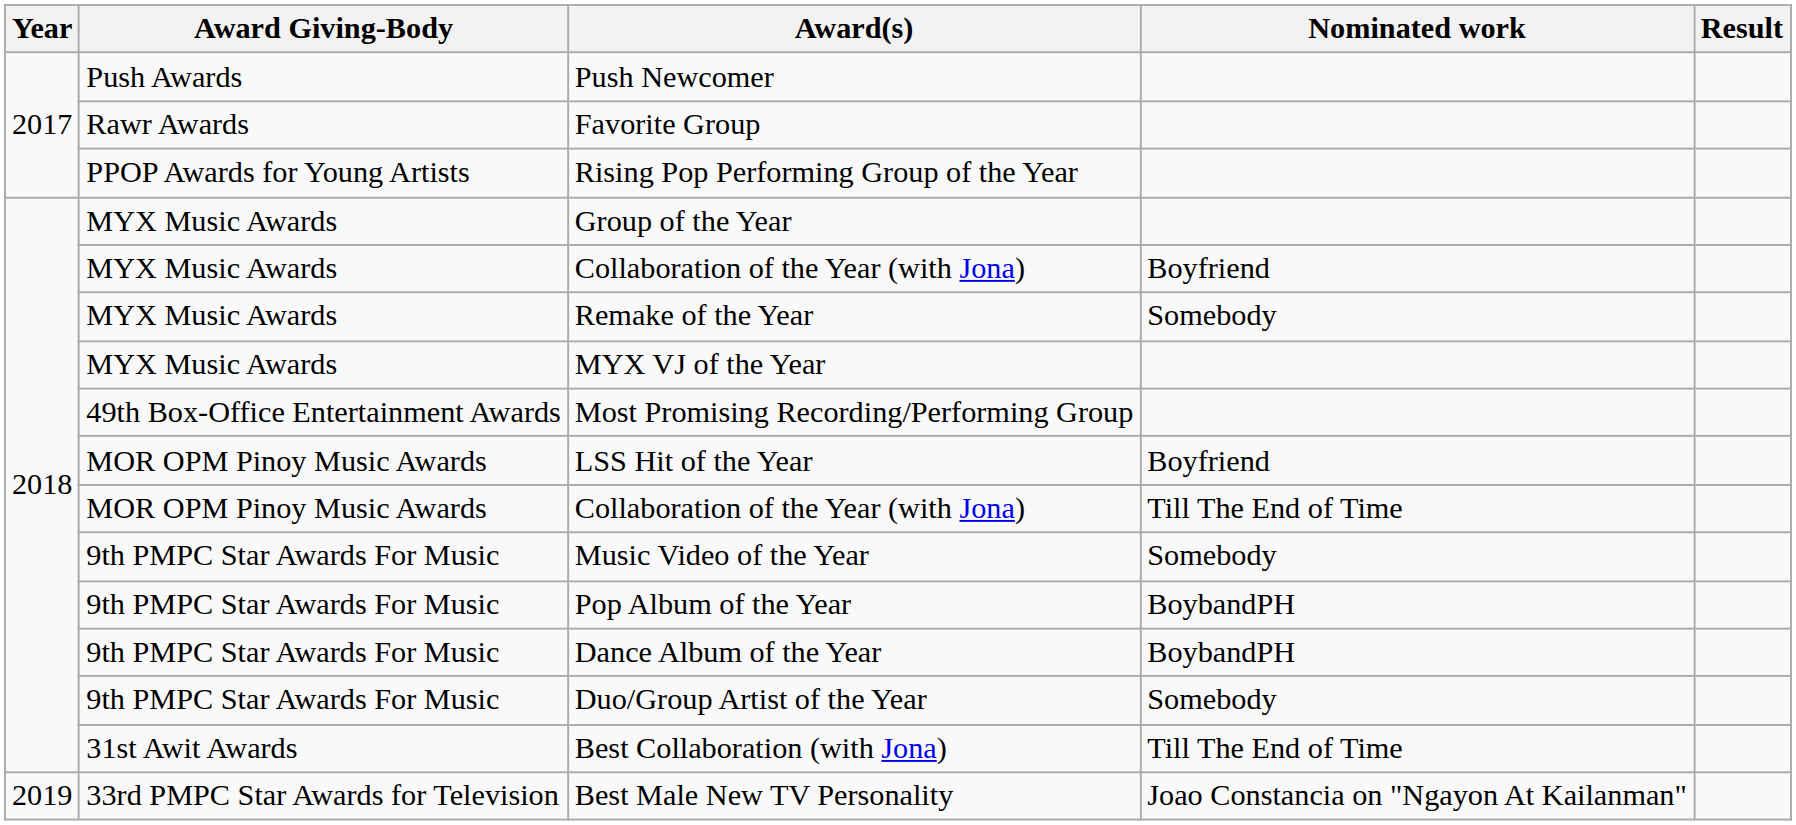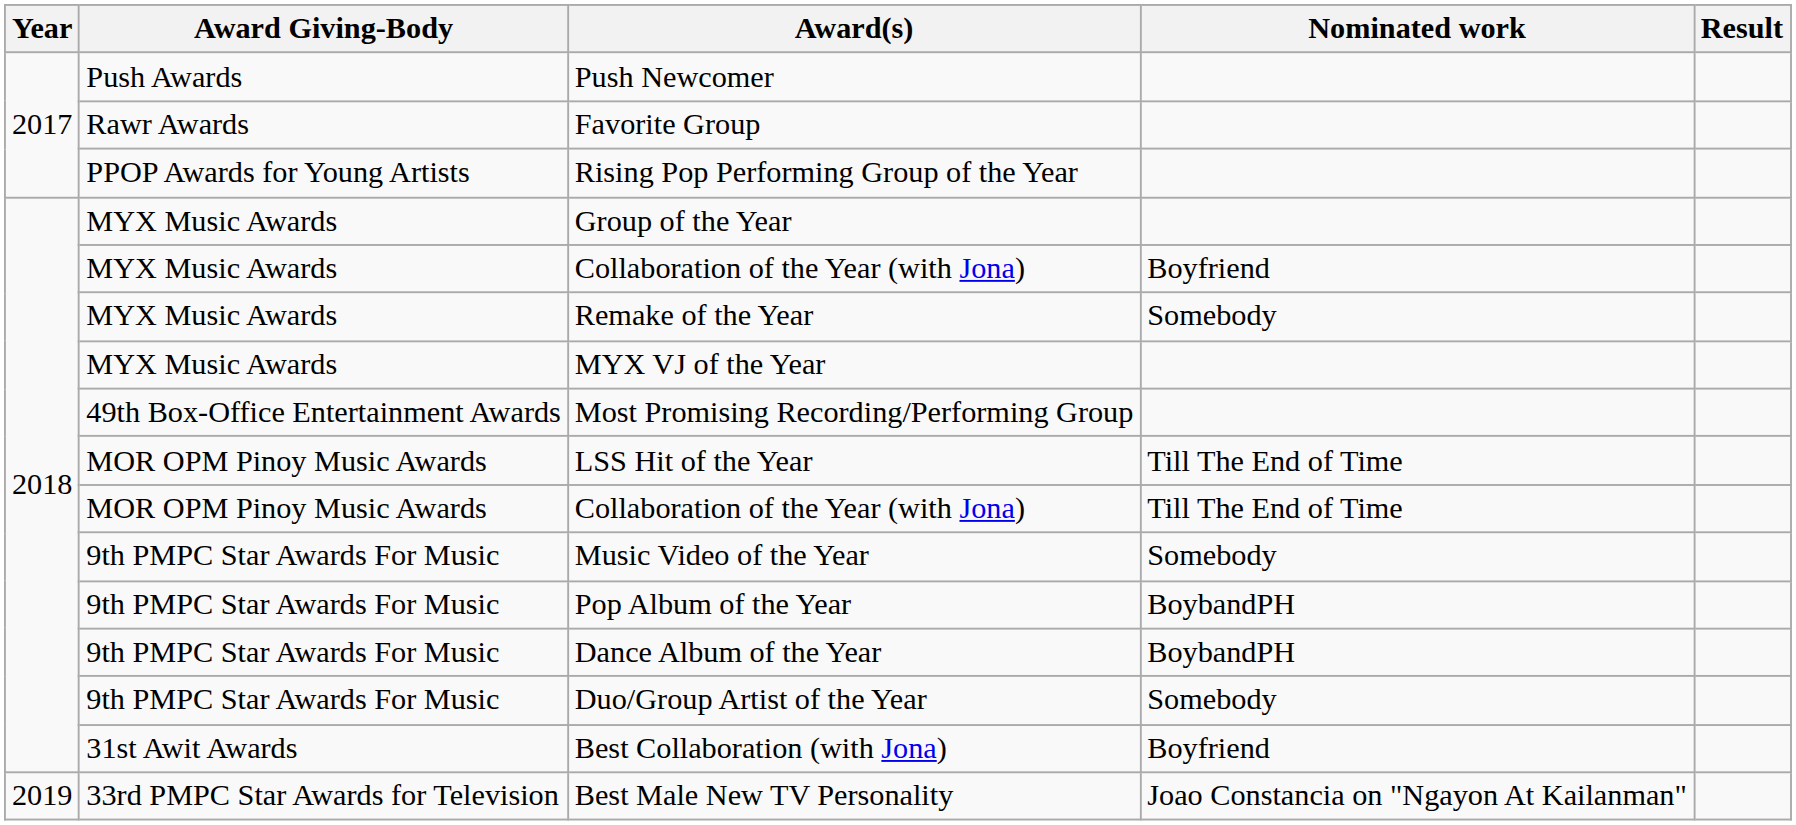(1209, 460) Boyfriend -> (1275, 460) Till The End of Time
(1275, 747) Till The End of Time -> (1209, 747) Boyfriend
